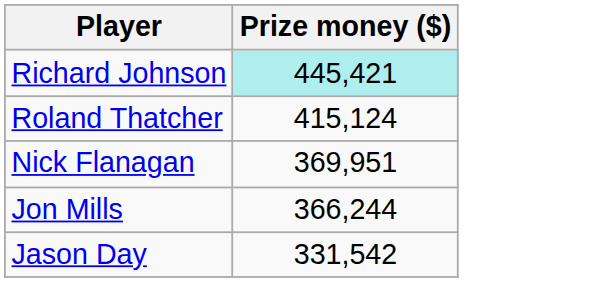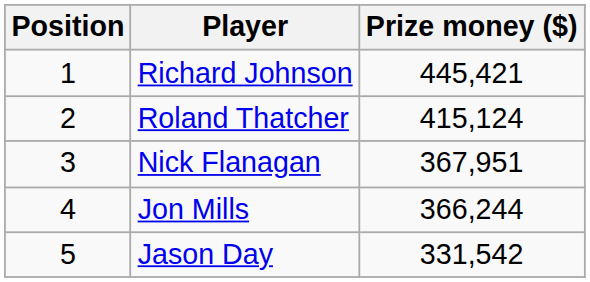+ column: (68, 27)
(345, 72) paleturquoise background -> (472, 72) no background
(345, 163) 369,951 -> (472, 163) 367,951
